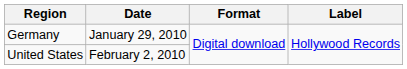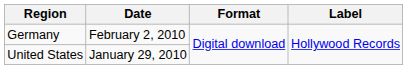(138, 34) January 29, 2010 -> (137, 34) February 2, 2010
(137, 54) February 2, 2010 -> (138, 54) January 29, 2010
